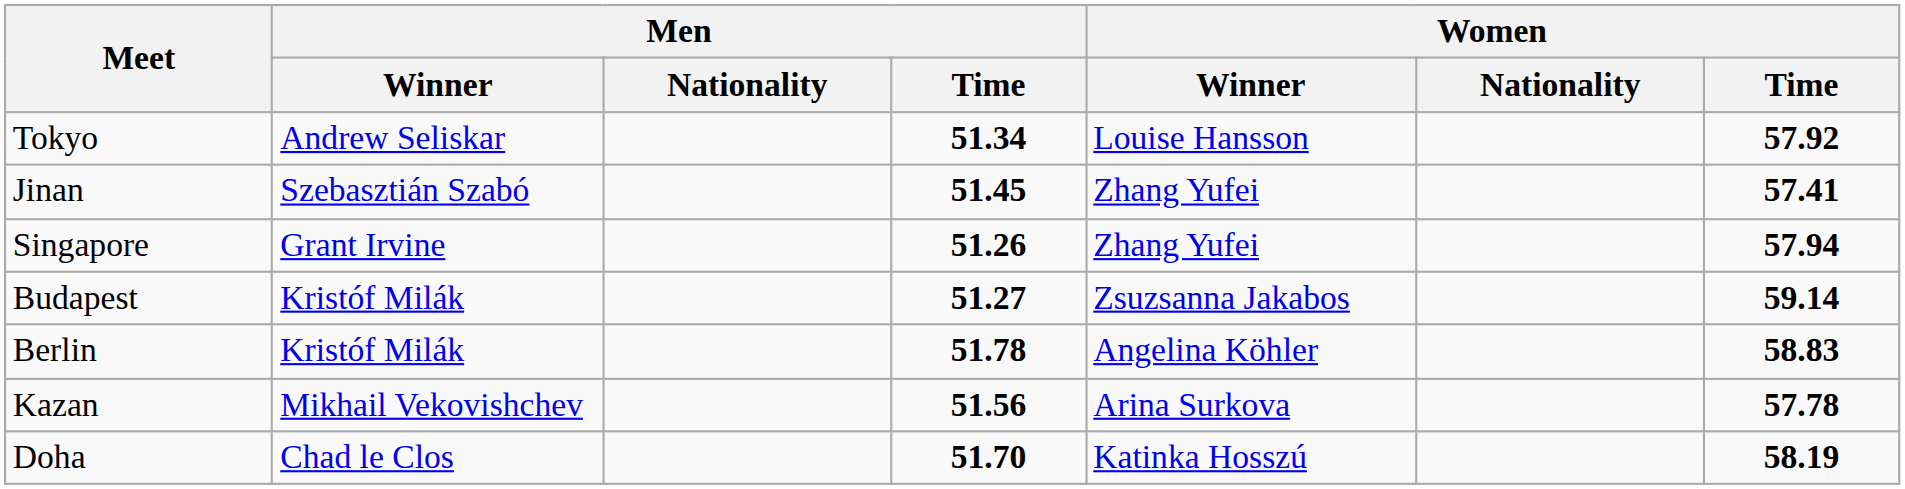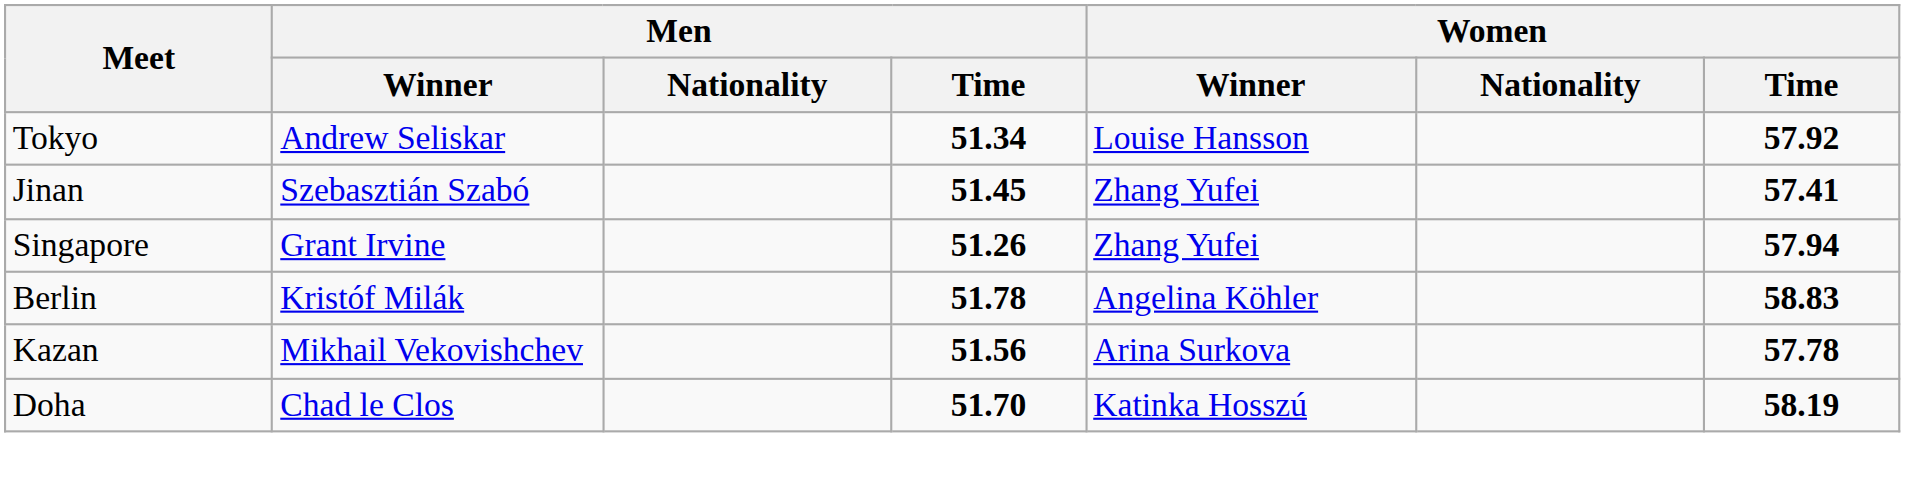- row: (75, 297)
